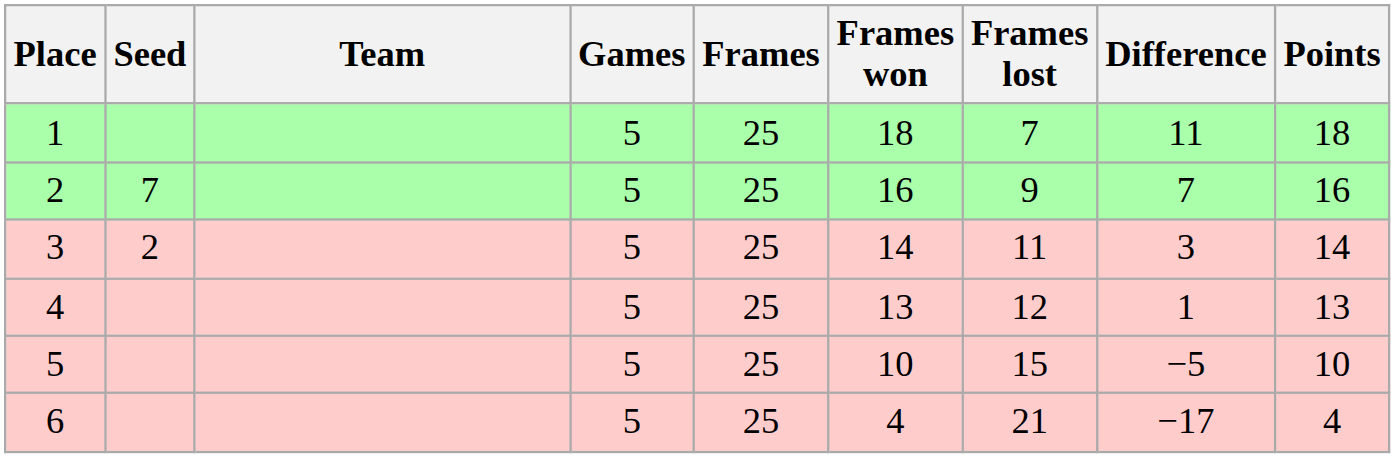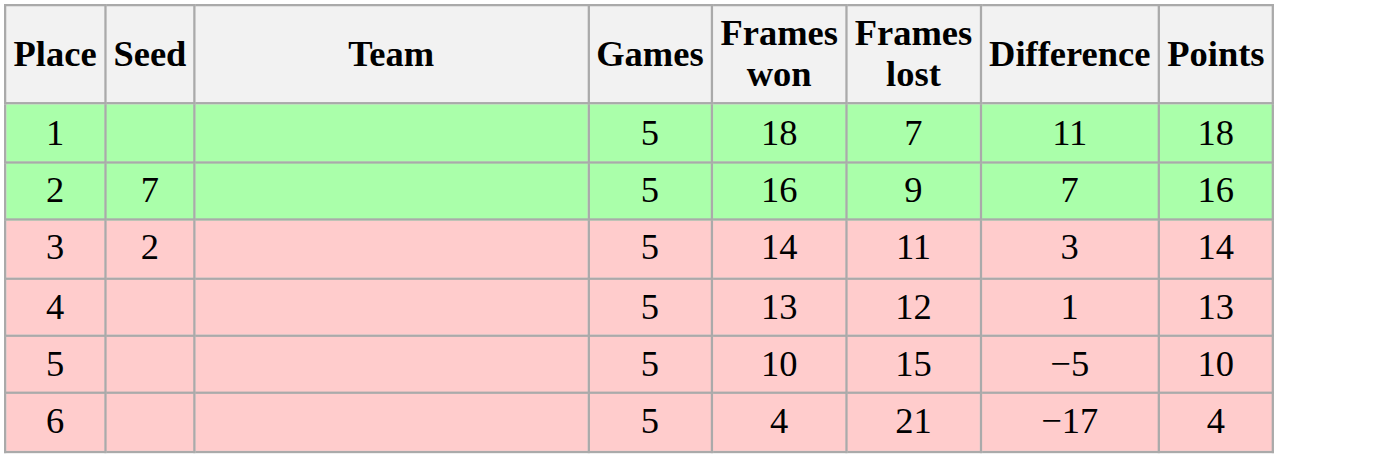- column: (761, 53)
